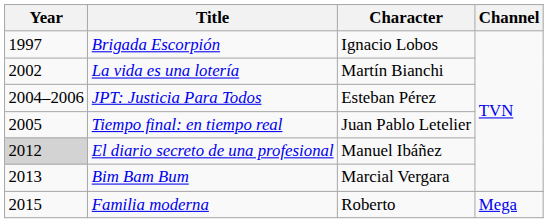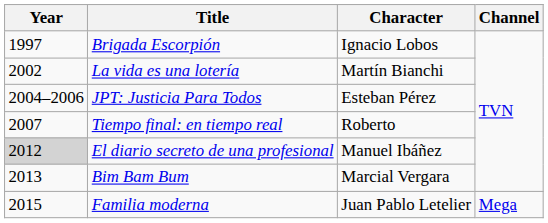(25, 124) 2005 -> (25, 124) 2007
(406, 124) Juan Pablo Letelier -> (368, 124) Roberto
(368, 204) Roberto -> (406, 204) Juan Pablo Letelier
